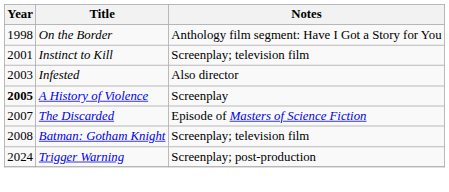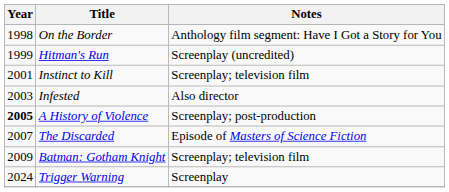+ row: (74, 55)
(200, 95) Screenplay -> (244, 116) Screenplay; post-production
(20, 136) 2008 -> (20, 156) 2009
(244, 156) Screenplay; post-production -> (200, 177) Screenplay
